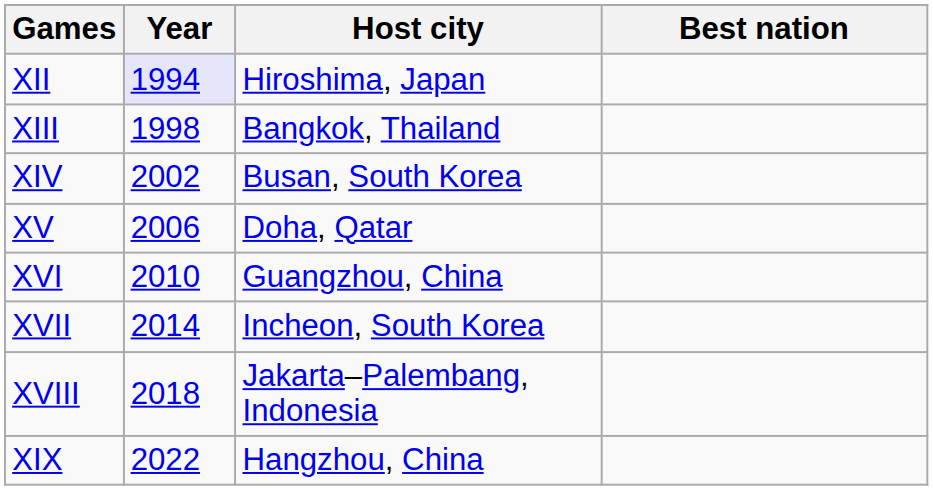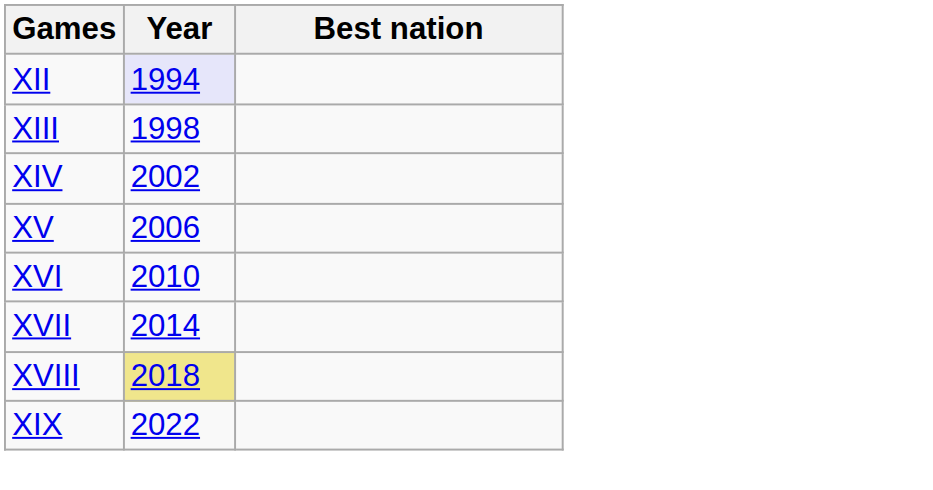- column: (418, 29)
(165, 393) no background -> (165, 375) khaki background
